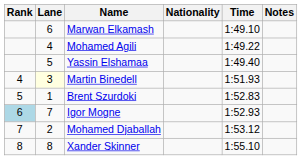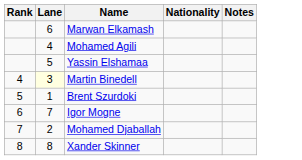- column: (242, 12)
(20, 113) lightblue background -> (20, 113) no background
